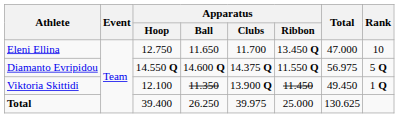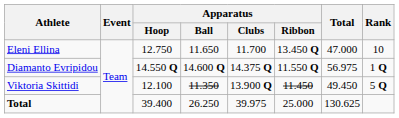(378, 67) 5 Q -> (378, 67) 1 Q
(378, 86) 1 Q -> (378, 86) 5 Q
